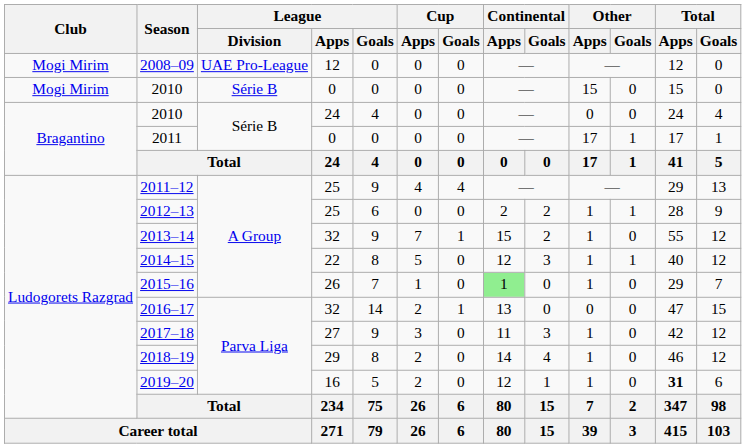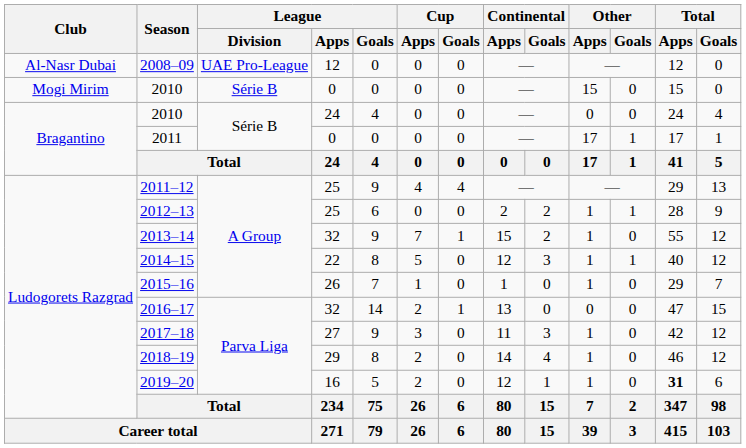(71, 65) Mogi Mirim -> (71, 65) Al-Nasr Dubai
(504, 284) lightgreen background -> (504, 284) no background
